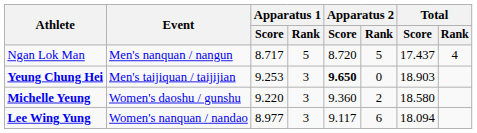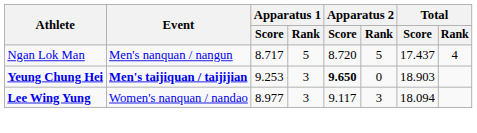(172, 76) normal -> (178, 76) bold
- row: (49, 97)
(379, 118) 6 -> (379, 97) 3
